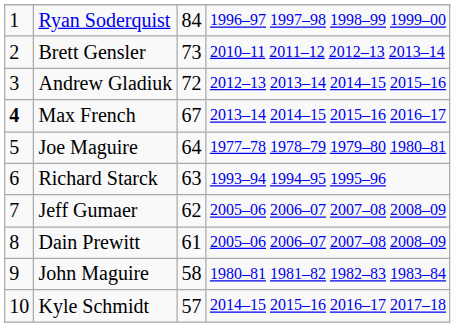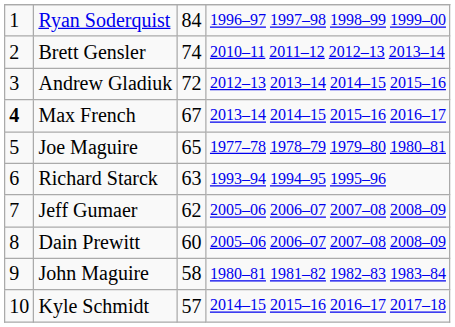(192, 52) 73 -> (192, 52) 74
(192, 147) 64 -> (192, 147) 65
(192, 242) 61 -> (192, 242) 60
